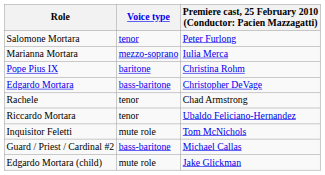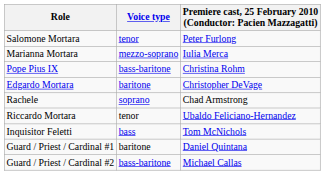(135, 69) baritone -> (145, 69) bass-baritone
(145, 85) bass-baritone -> (135, 85) baritone
(129, 100) tenor -> (134, 100) soprano
(137, 131) mute role -> (127, 131) bass
+ row: (60, 147)
- row: (54, 162)
